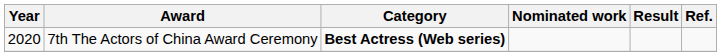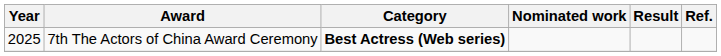(24, 39) 2020 -> (24, 39) 2025
